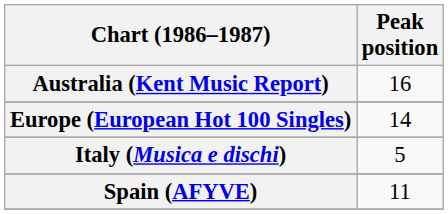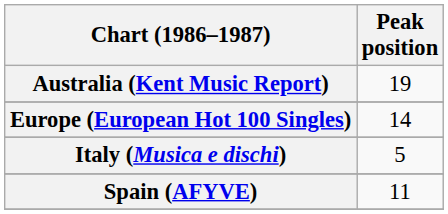(400, 83) 16 -> (400, 83) 19
